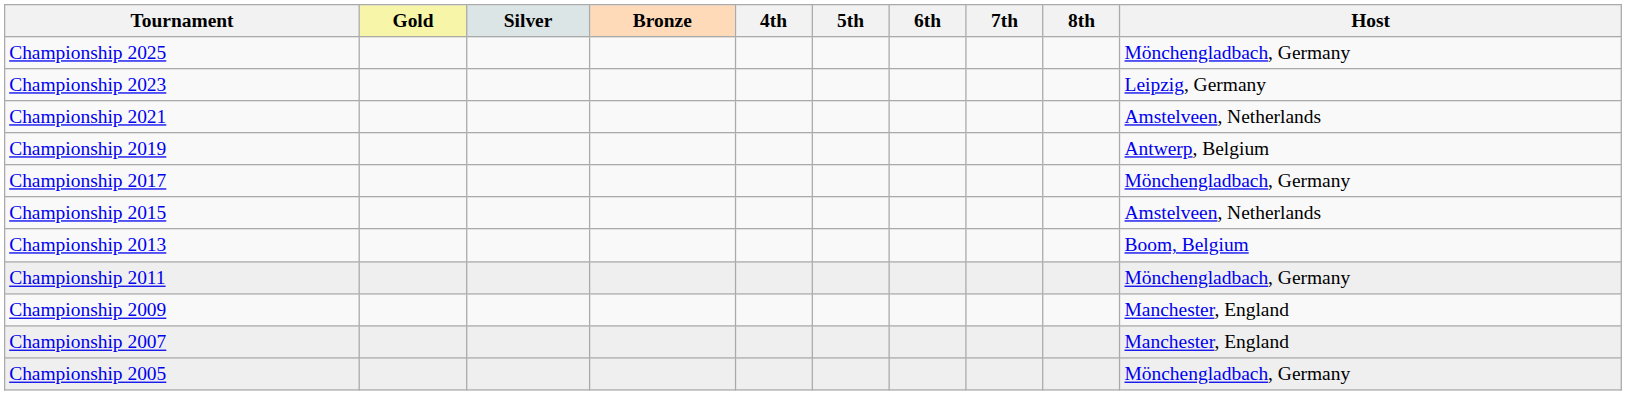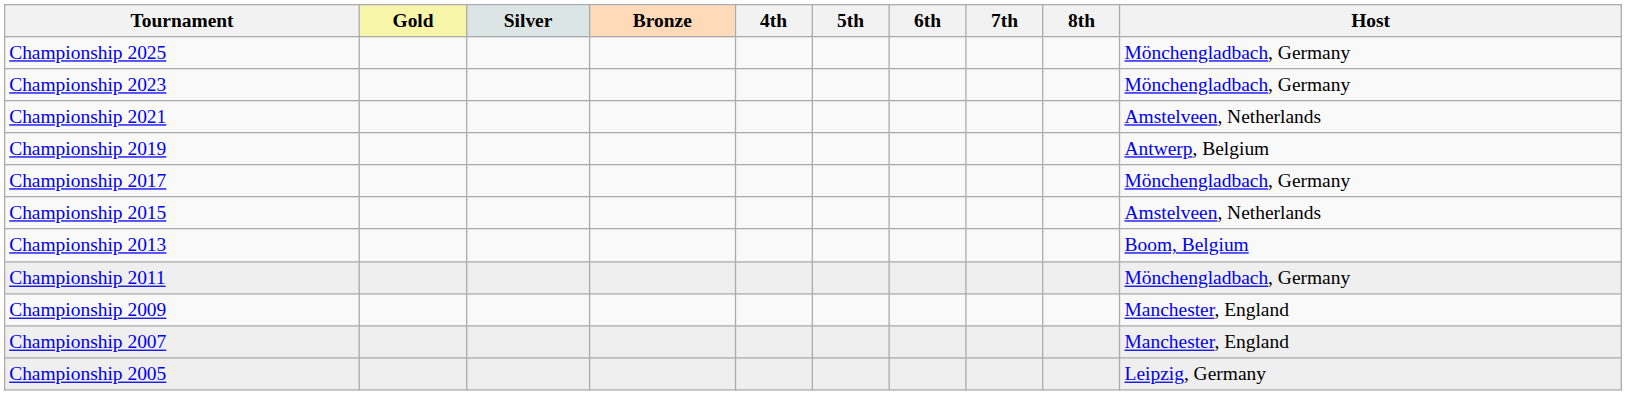(1195, 84) Leipzig, Germany -> (1237, 84) Mönchengladbach, Germany
(1237, 373) Mönchengladbach, Germany -> (1195, 373) Leipzig, Germany
